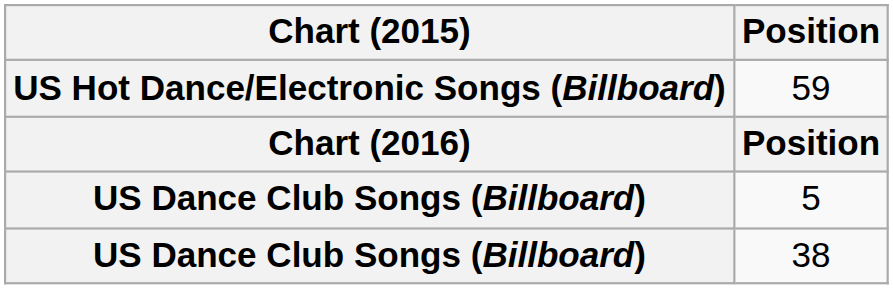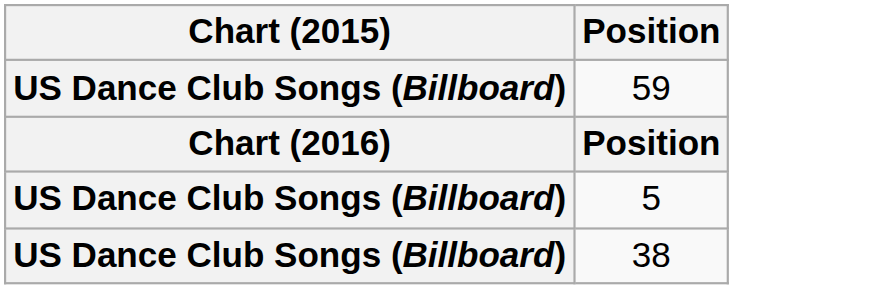(369, 87) US Hot Dance/Electronic Songs (Billboard) -> (290, 87) US Dance Club Songs (Billboard)
